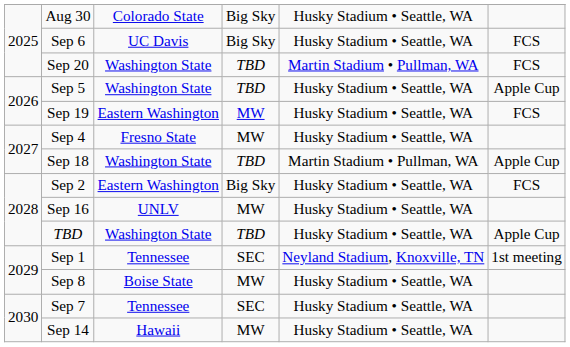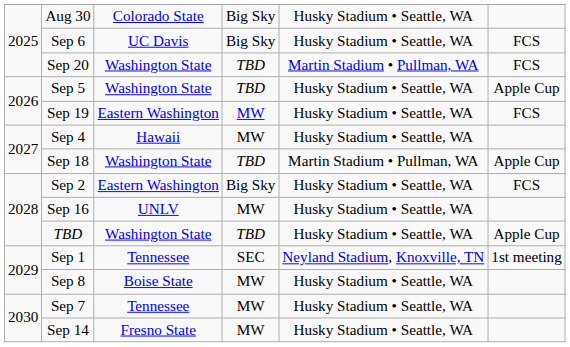(158, 137) Fresno State -> (158, 137) Hawaii
(251, 305) SEC -> (251, 305) MW
(158, 329) Hawaii -> (158, 329) Fresno State
